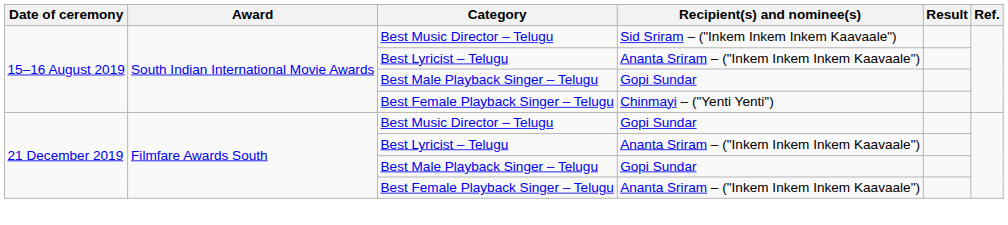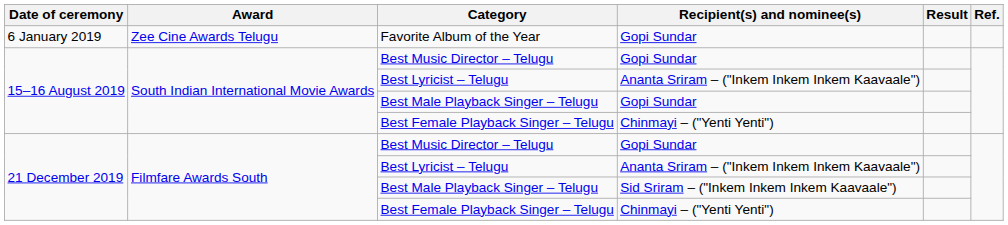+ row: (54, 36)
(758, 36) Sid Sriram – ("Inkem Inkem Inkem Kaavaale") -> (658, 58) Gopi Sundar
(658, 166) Gopi Sundar -> (758, 187) Sid Sriram – ("Inkem Inkem Inkem Kaavaale")
(770, 187) Ananta Sriram – ("Inkem Inkem Inkem Kaavaale") -> (697, 209) Chinmayi – ("Yenti Yenti")
